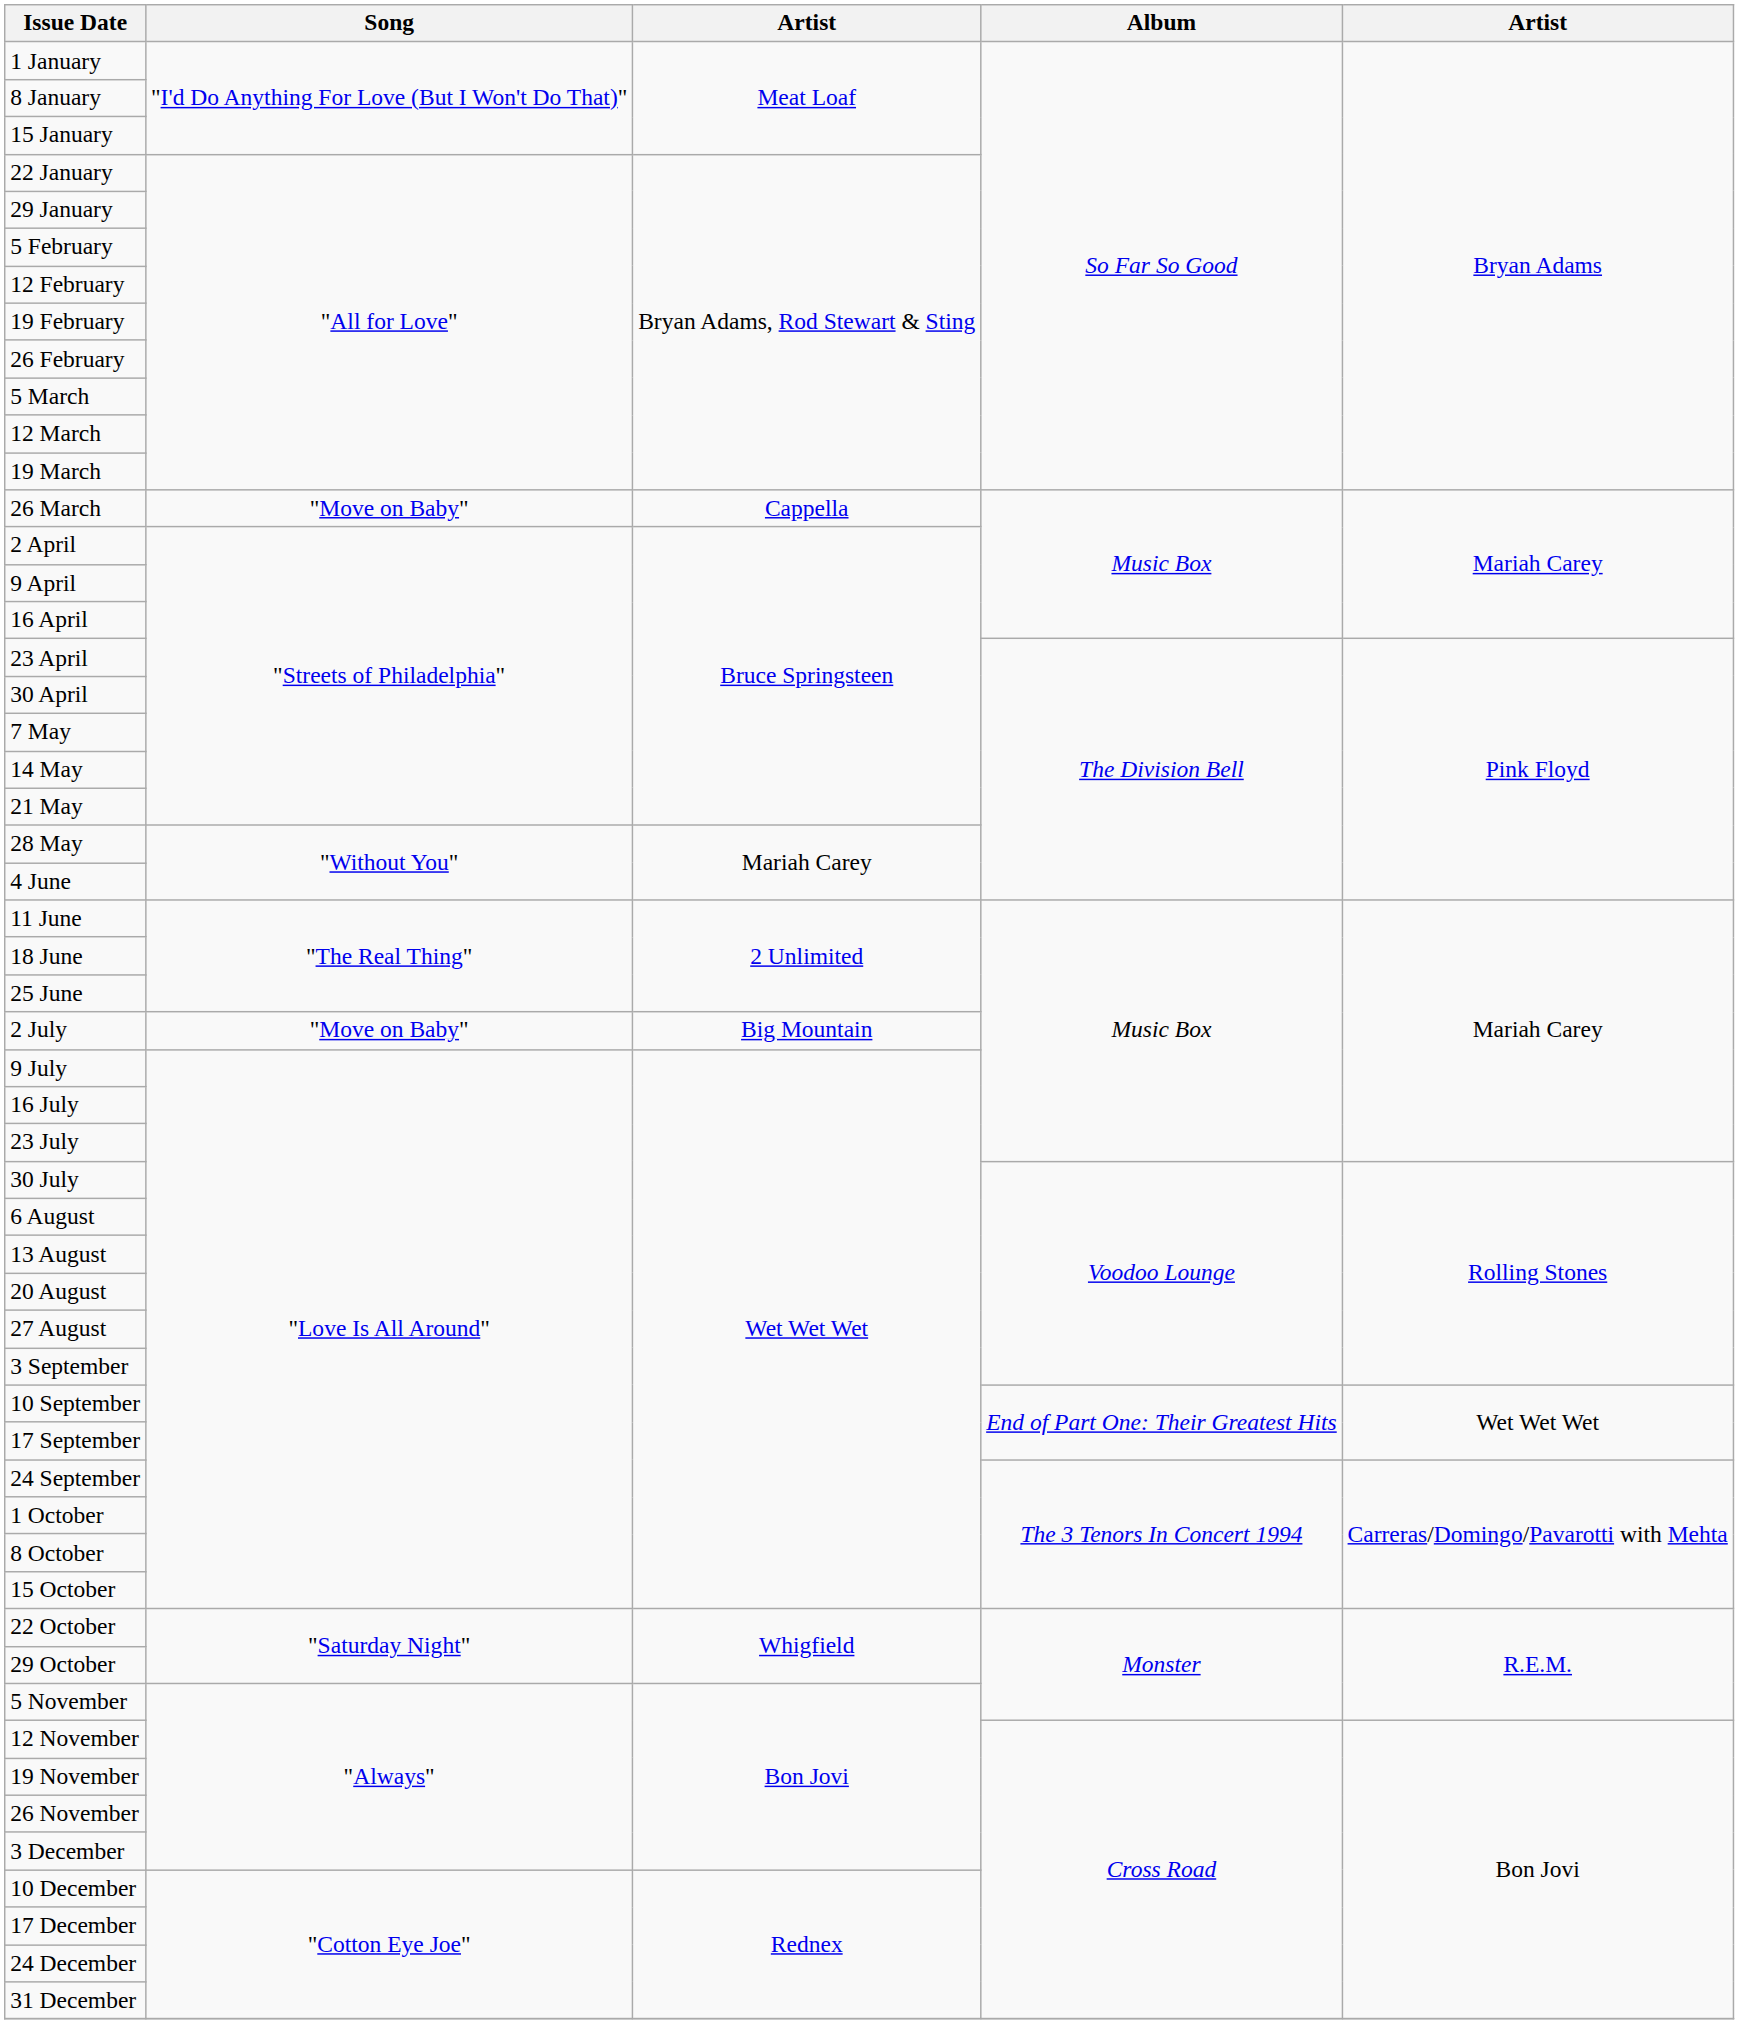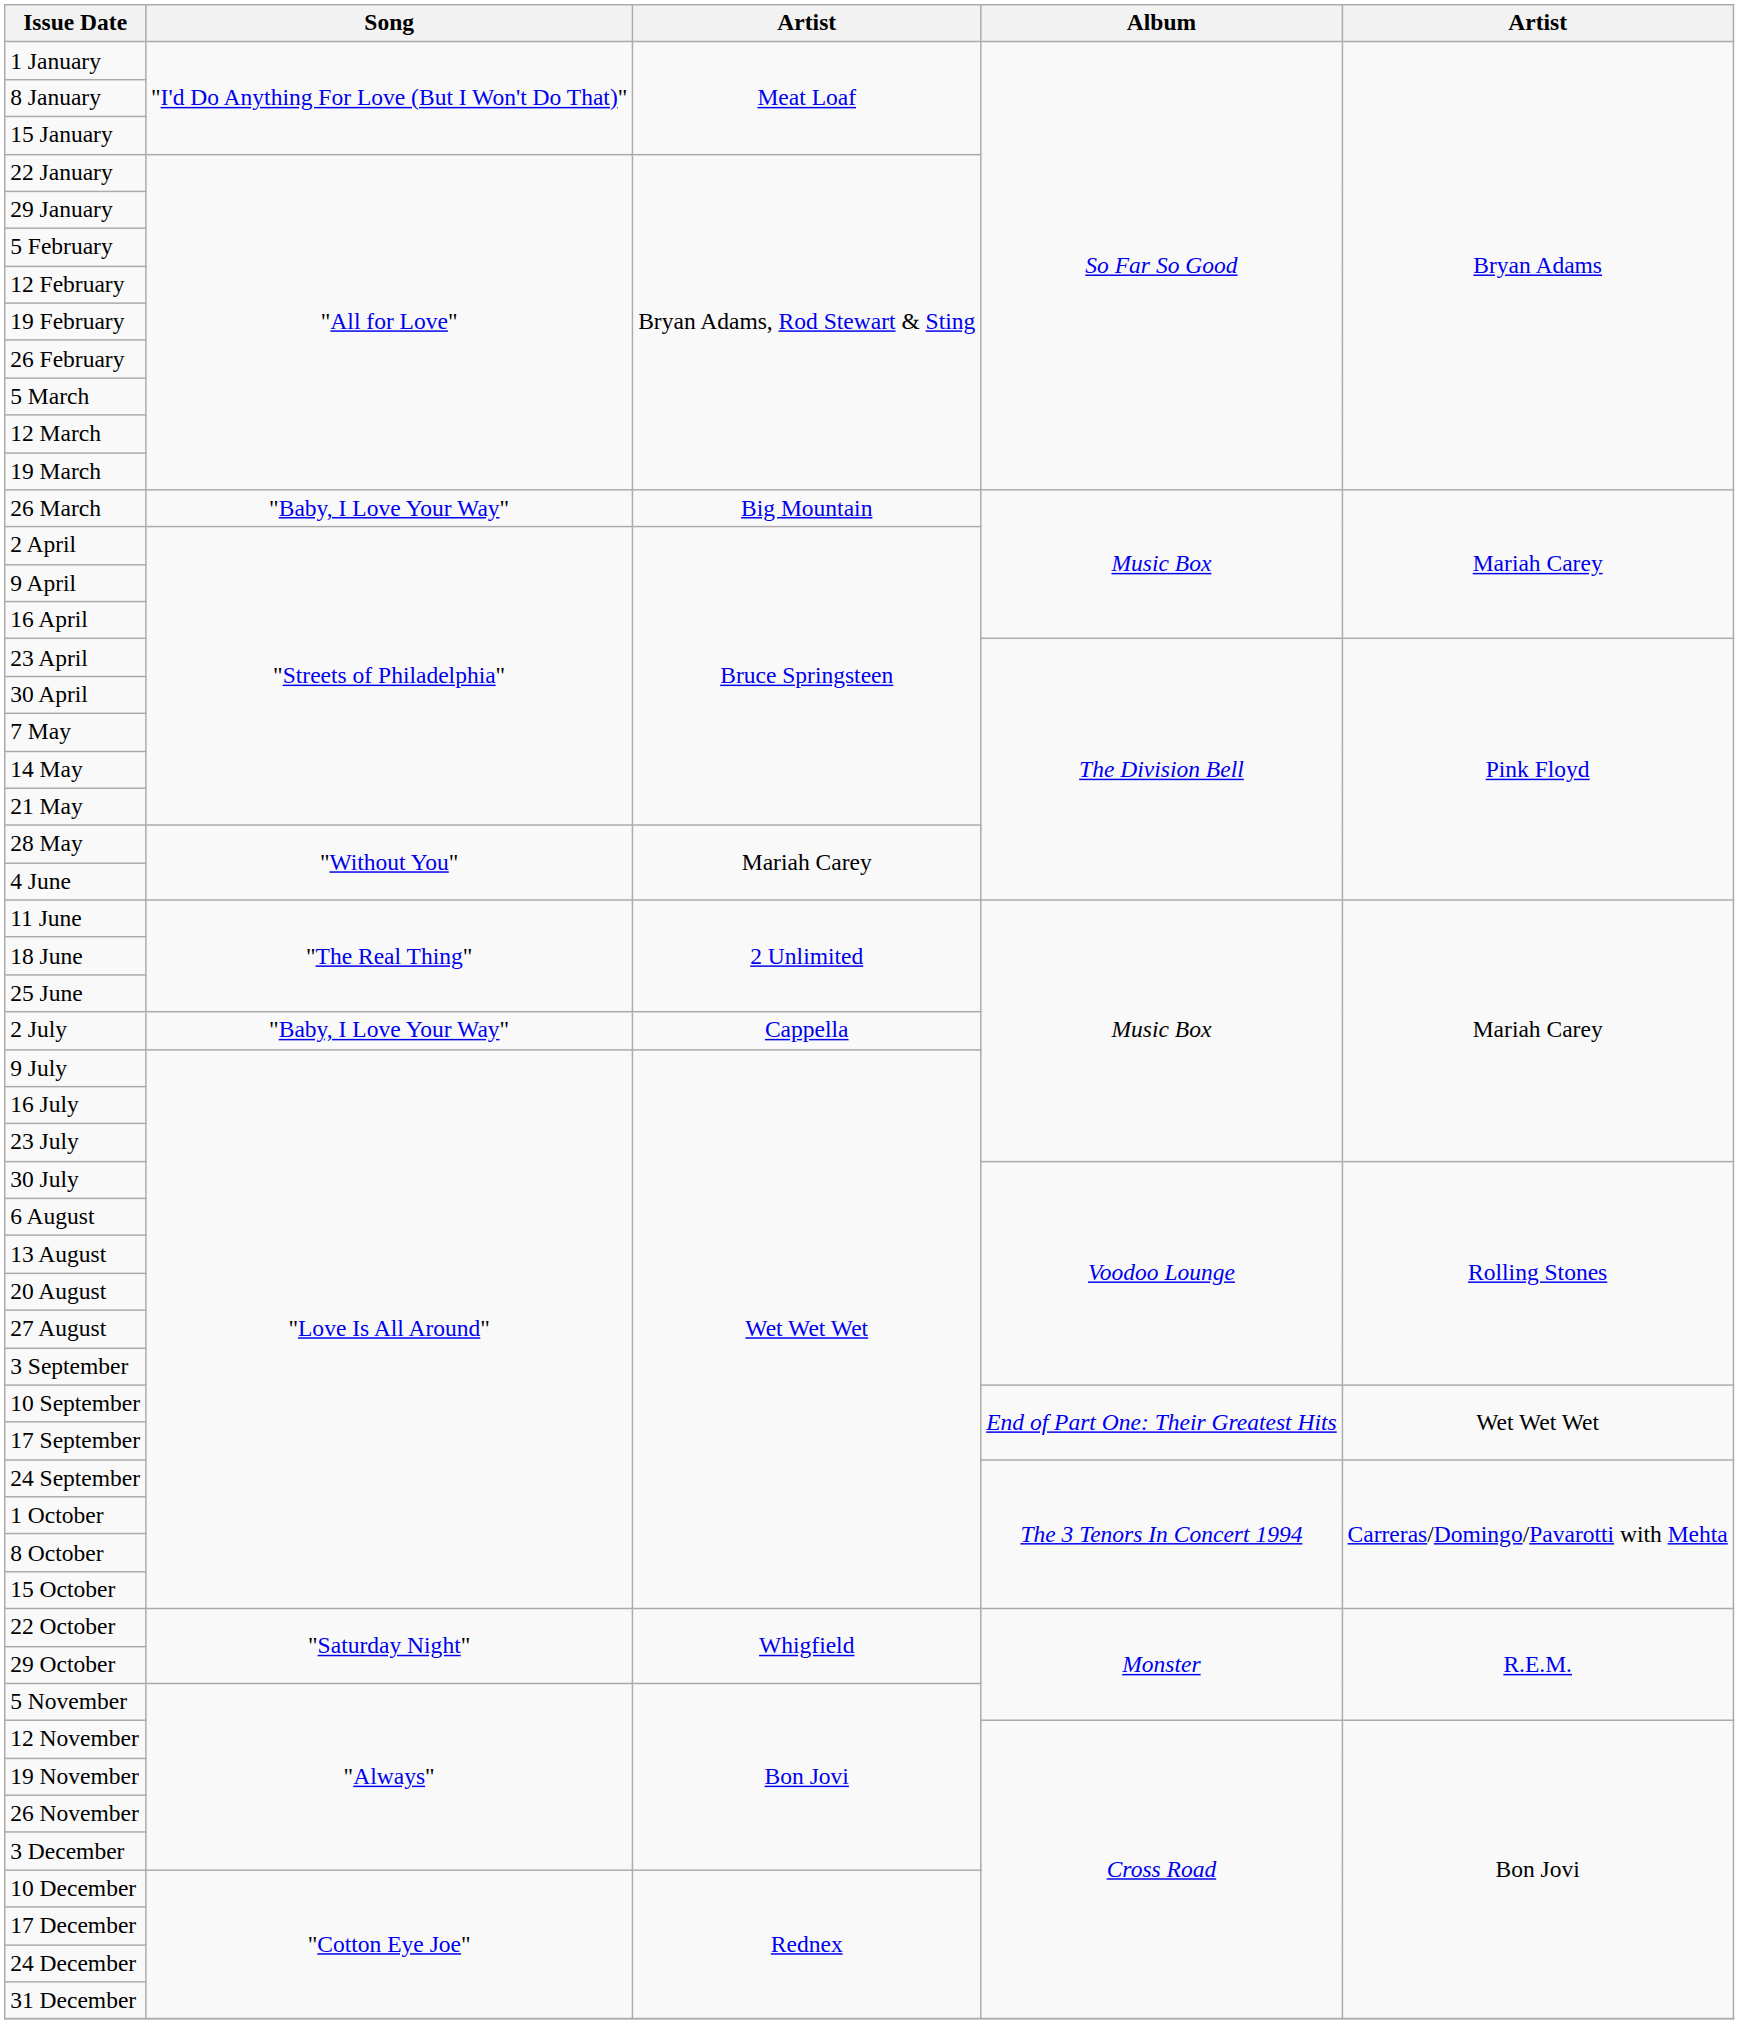(389, 508) "Move on Baby" -> (389, 508) "Baby, I Love Your Way"
(807, 508) Cappella -> (807, 508) Big Mountain
(389, 1030) "Move on Baby" -> (389, 1030) "Baby, I Love Your Way"
(807, 1030) Big Mountain -> (807, 1030) Cappella
